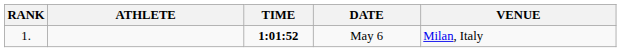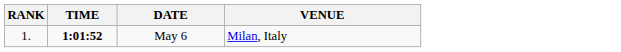- column: (146, 15)
